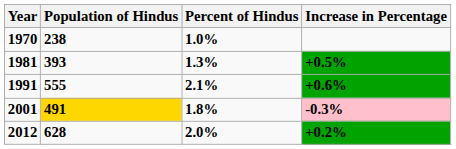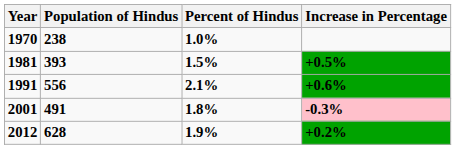(202, 62) 1.3% -> (202, 62) 1.5%
(55, 86) 555 -> (55, 86) 556
(55, 109) gold background -> (55, 109) no background
(202, 132) 2.0% -> (202, 132) 1.9%
